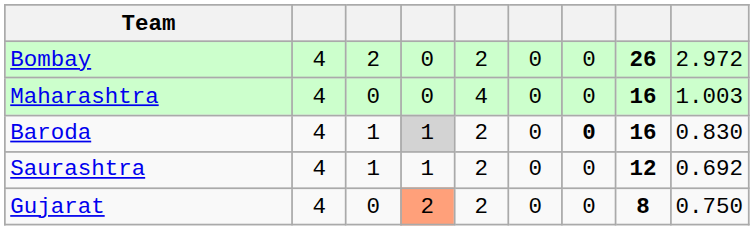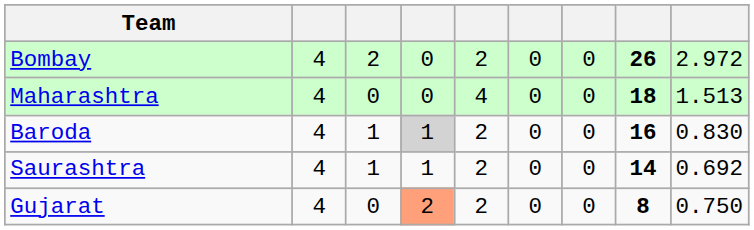(643, 97) 16 -> (643, 97) 18
(709, 97) 1.003 -> (709, 97) 1.513
(589, 133) bold -> (589, 133) normal
(643, 170) 12 -> (643, 170) 14
